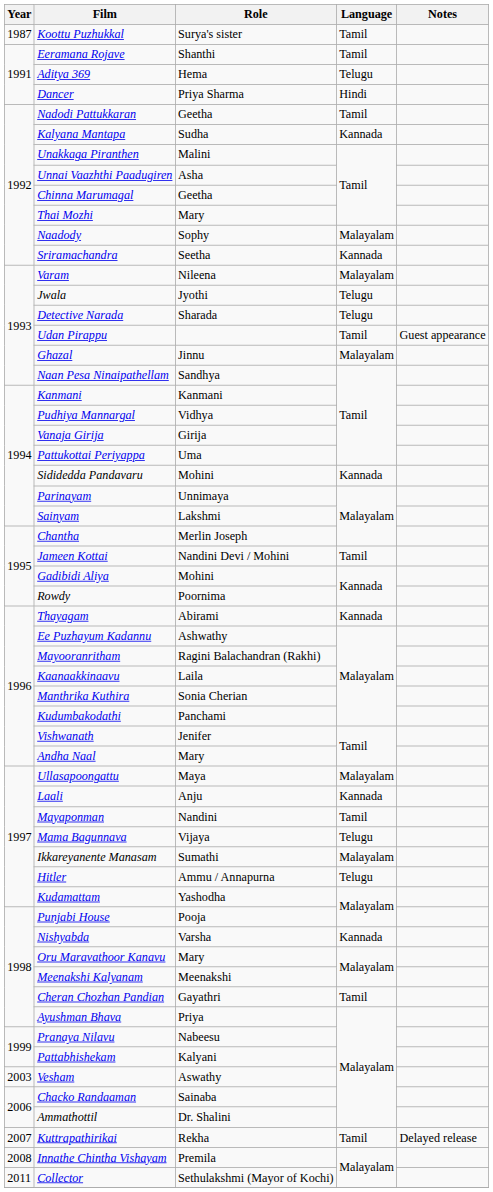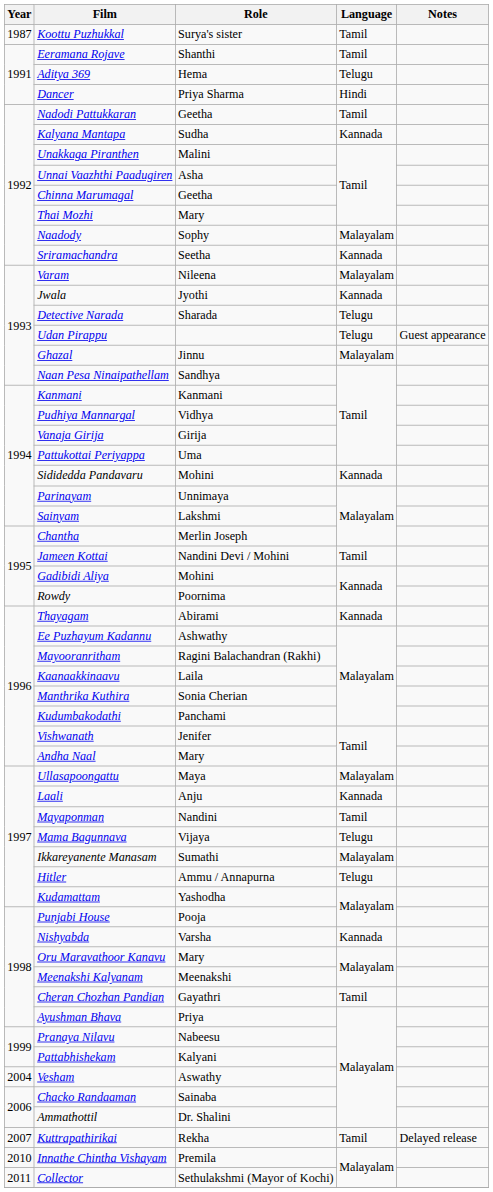(356, 295) Telugu -> (361, 295) Kannada
(353, 335) Tamil -> (356, 335) Telugu
(19, 1077) 2003 -> (19, 1077) 2004
(19, 1157) 2008 -> (19, 1157) 2010
